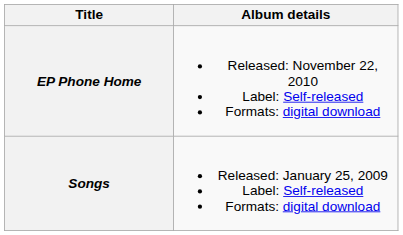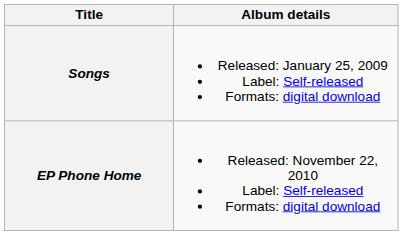rows swapped: (89, 183) <-> (89, 81)
